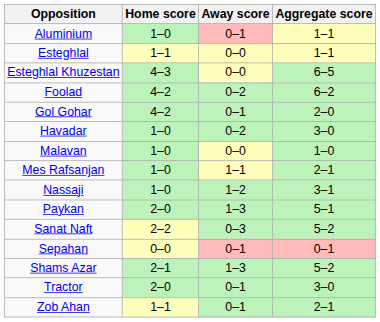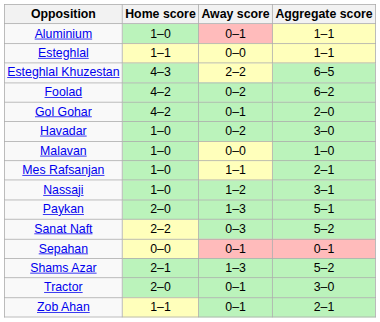(236, 72) 0–0 -> (236, 72) 2–2
